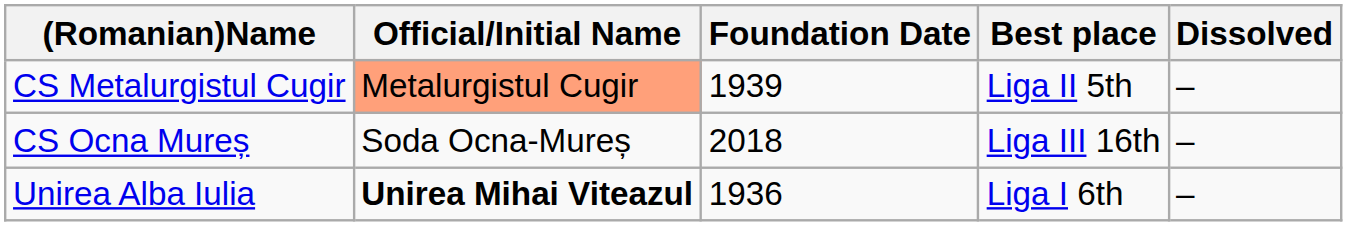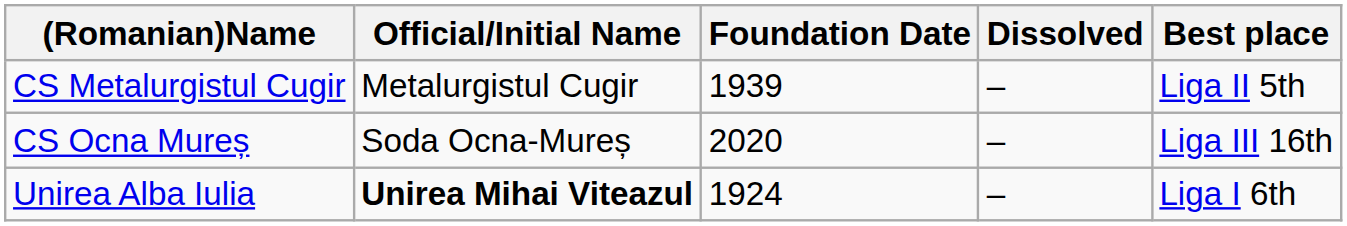columns swapped: (1255, 32) <-> (1074, 32)
(500, 86) lightsalmon background -> (500, 86) no background
(746, 140) 2018 -> (746, 140) 2020
(746, 194) 1936 -> (746, 194) 1924
